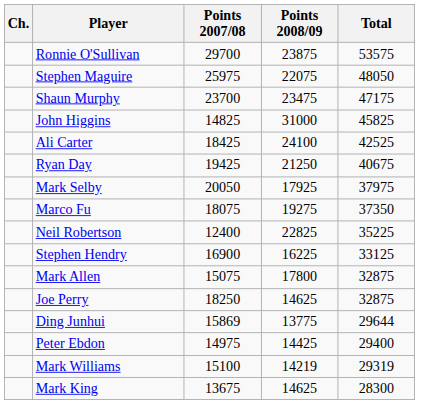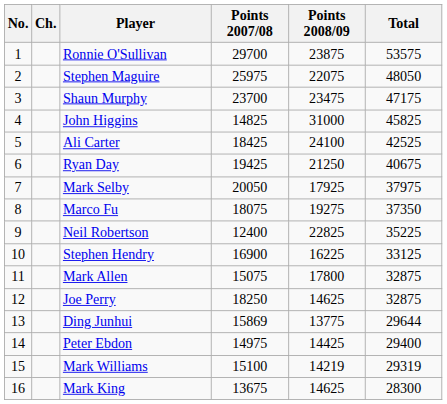+ column: (18, 23)
